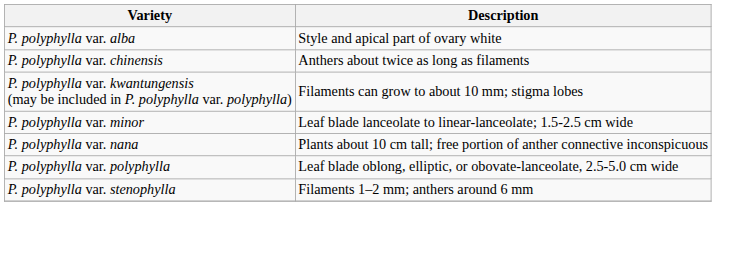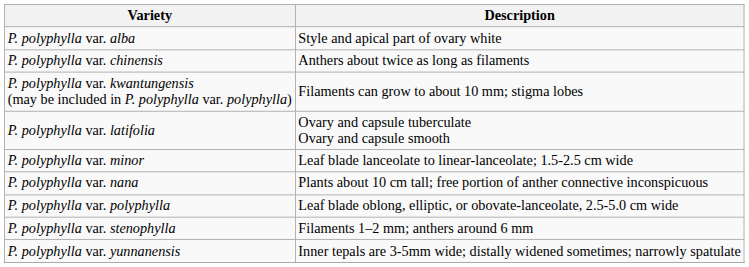+ row: (81, 130)
+ row: (94, 251)
